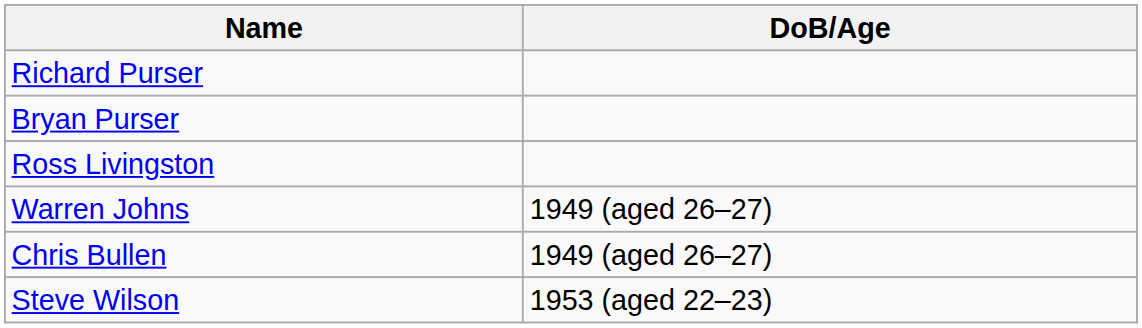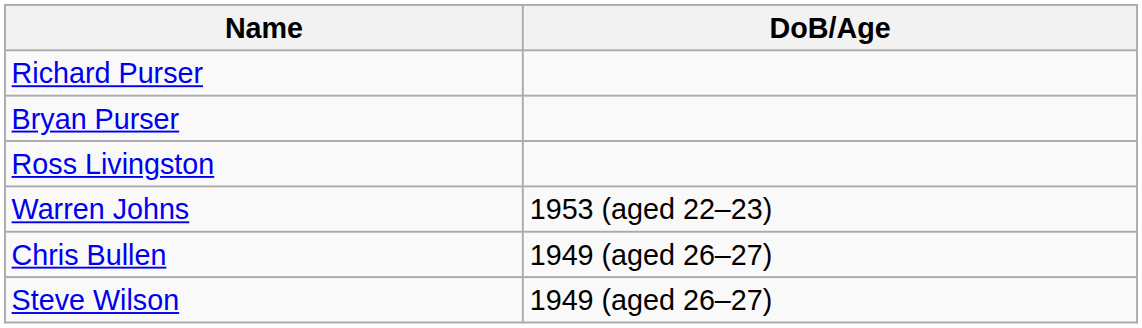(651, 210) 1949 (aged 26–27) -> (651, 210) 1953 (aged 22–23)
(651, 301) 1953 (aged 22–23) -> (651, 301) 1949 (aged 26–27)
